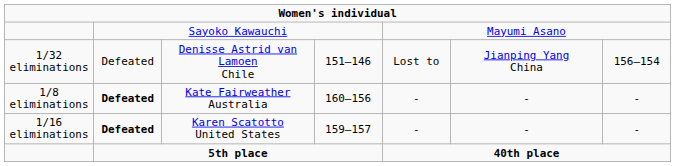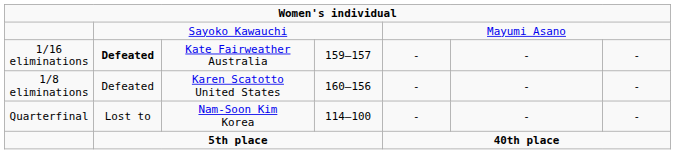- row: (238, 62)
(49, 98) 1/8 eliminations -> (49, 55) 1/16 eliminations
(348, 98) 160–156 -> (348, 55) 159–157
(49, 129) 1/16 eliminations -> (49, 86) 1/8 eliminations
(128, 129) bold -> (128, 86) normal
(348, 129) 159–157 -> (348, 86) 160–156
+ row: (238, 116)
